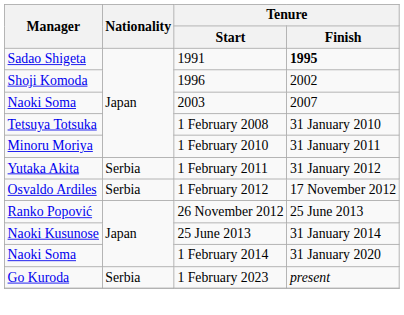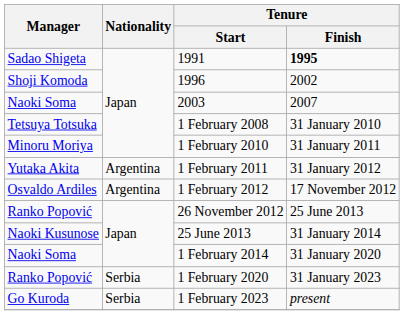(123, 168) Serbia -> (133, 168) Argentina
(123, 189) Serbia -> (133, 189) Argentina
+ row: (223, 277)
